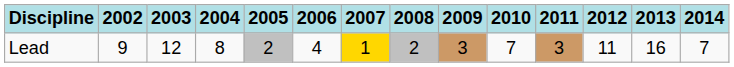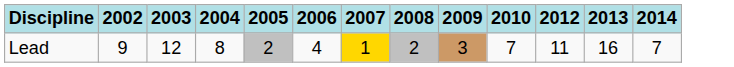- column: (559, 18)
